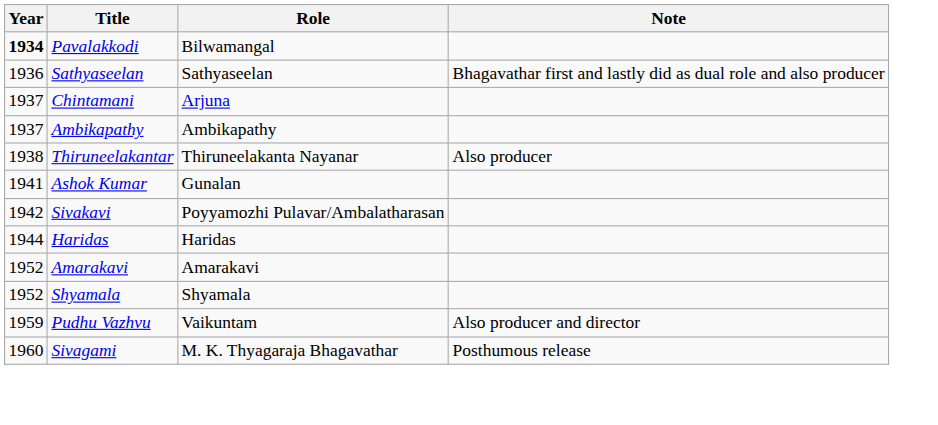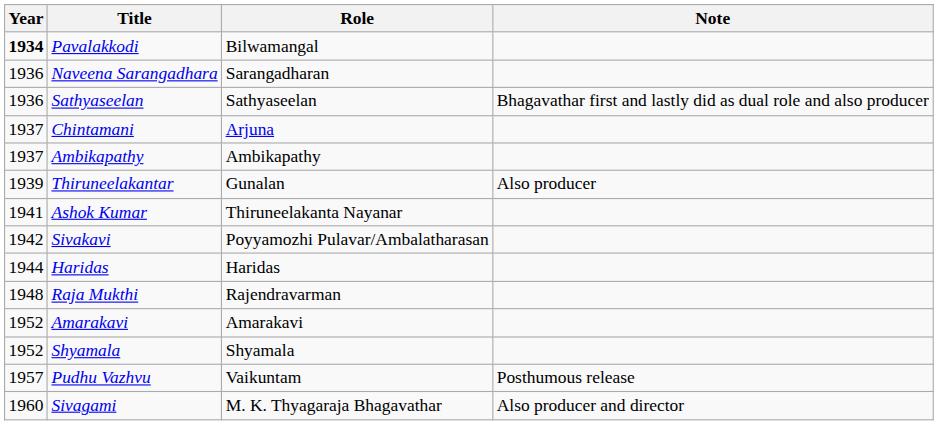+ row: (135, 73)
(26, 156) 1938 -> (26, 184) 1939
(270, 156) Thiruneelakanta Nayanar -> (255, 184) Gunalan
(211, 184) Gunalan -> (314, 211) Thiruneelakanta Nayanar
+ row: (95, 294)
(26, 322) 1959 -> (26, 377) 1957
(546, 322) Also producer and director -> (566, 377) Posthumous release
(522, 350) Posthumous release -> (590, 405) Also producer and director
